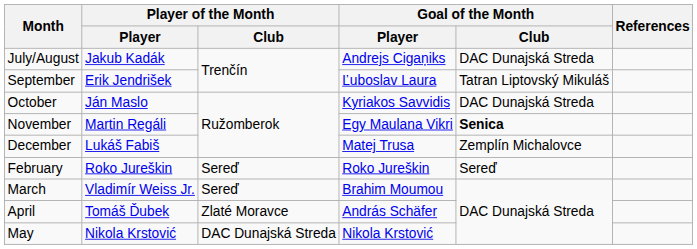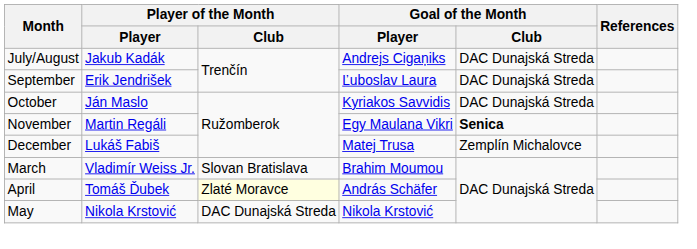(534, 80) Tatran Liptovský Mikuláš -> (527, 80) DAC Dunajská Streda
- row: (35, 168)
(220, 189) Sereď -> (254, 168) Slovan Bratislava
(245, 211) no background -> (245, 189) lightyellow background
